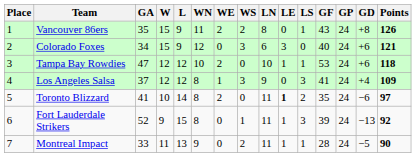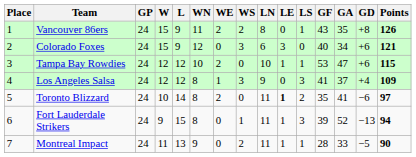columns swapped: (346, 13) <-> (146, 13)
(388, 64) 118 -> (388, 64) 115
(385, 121) 92 -> (385, 121) 94
